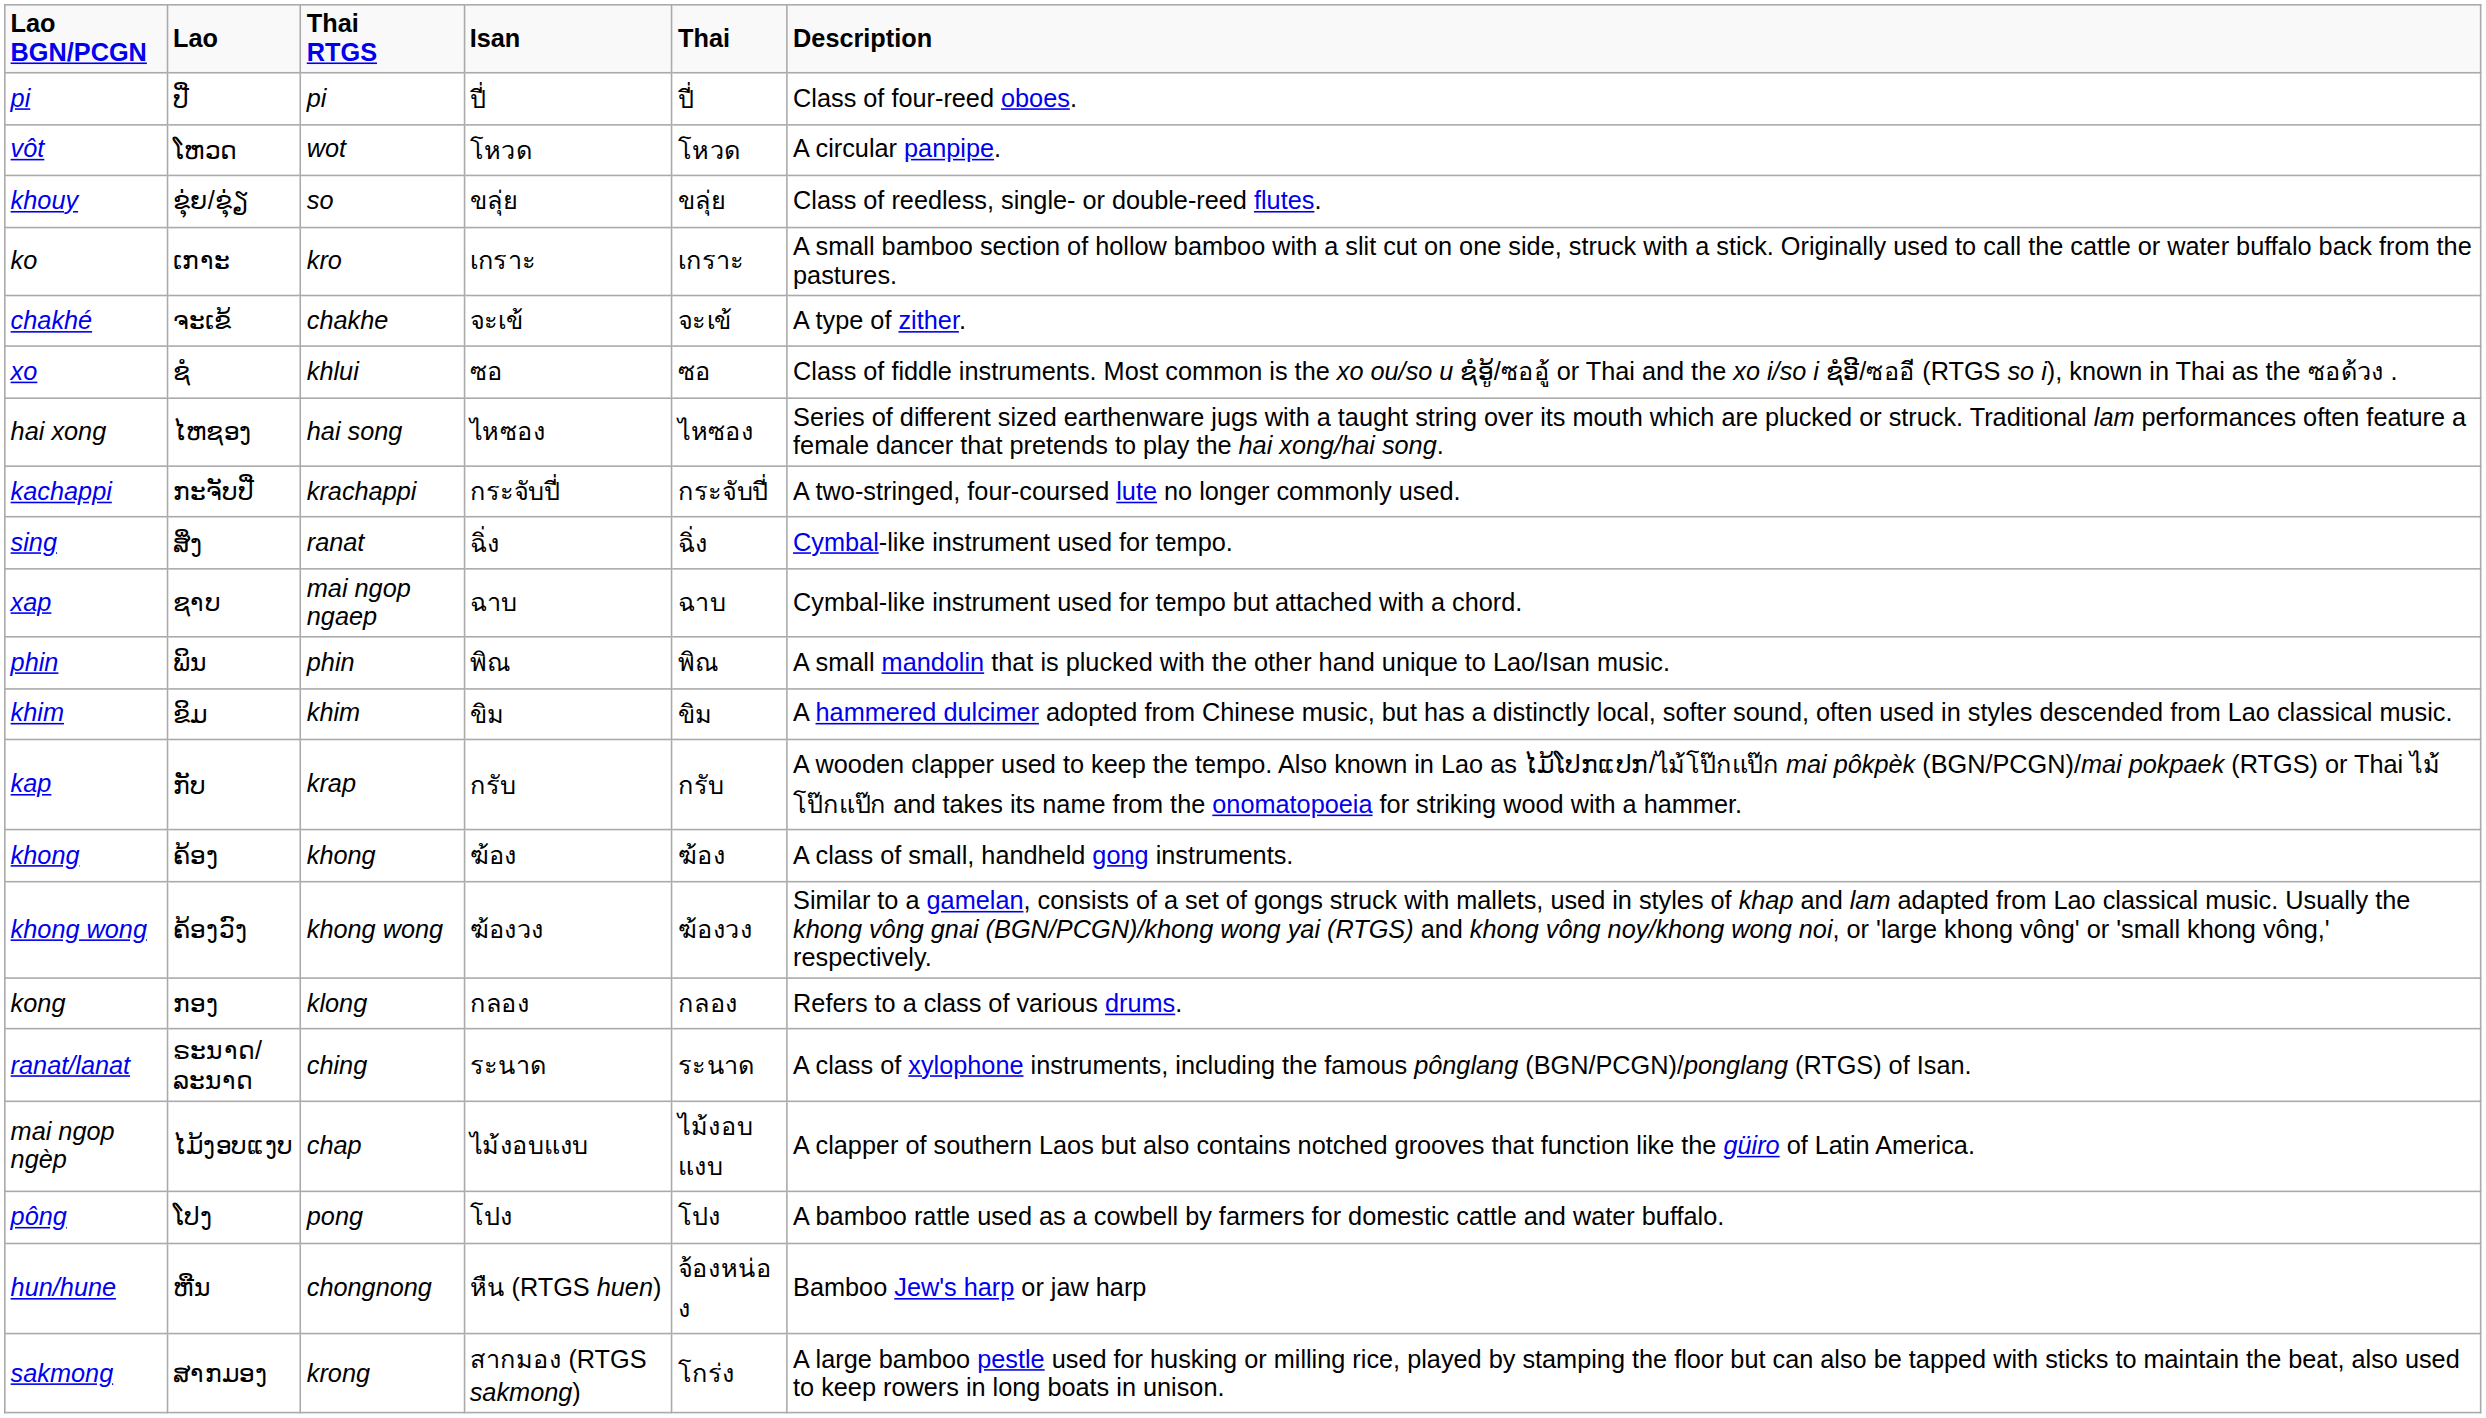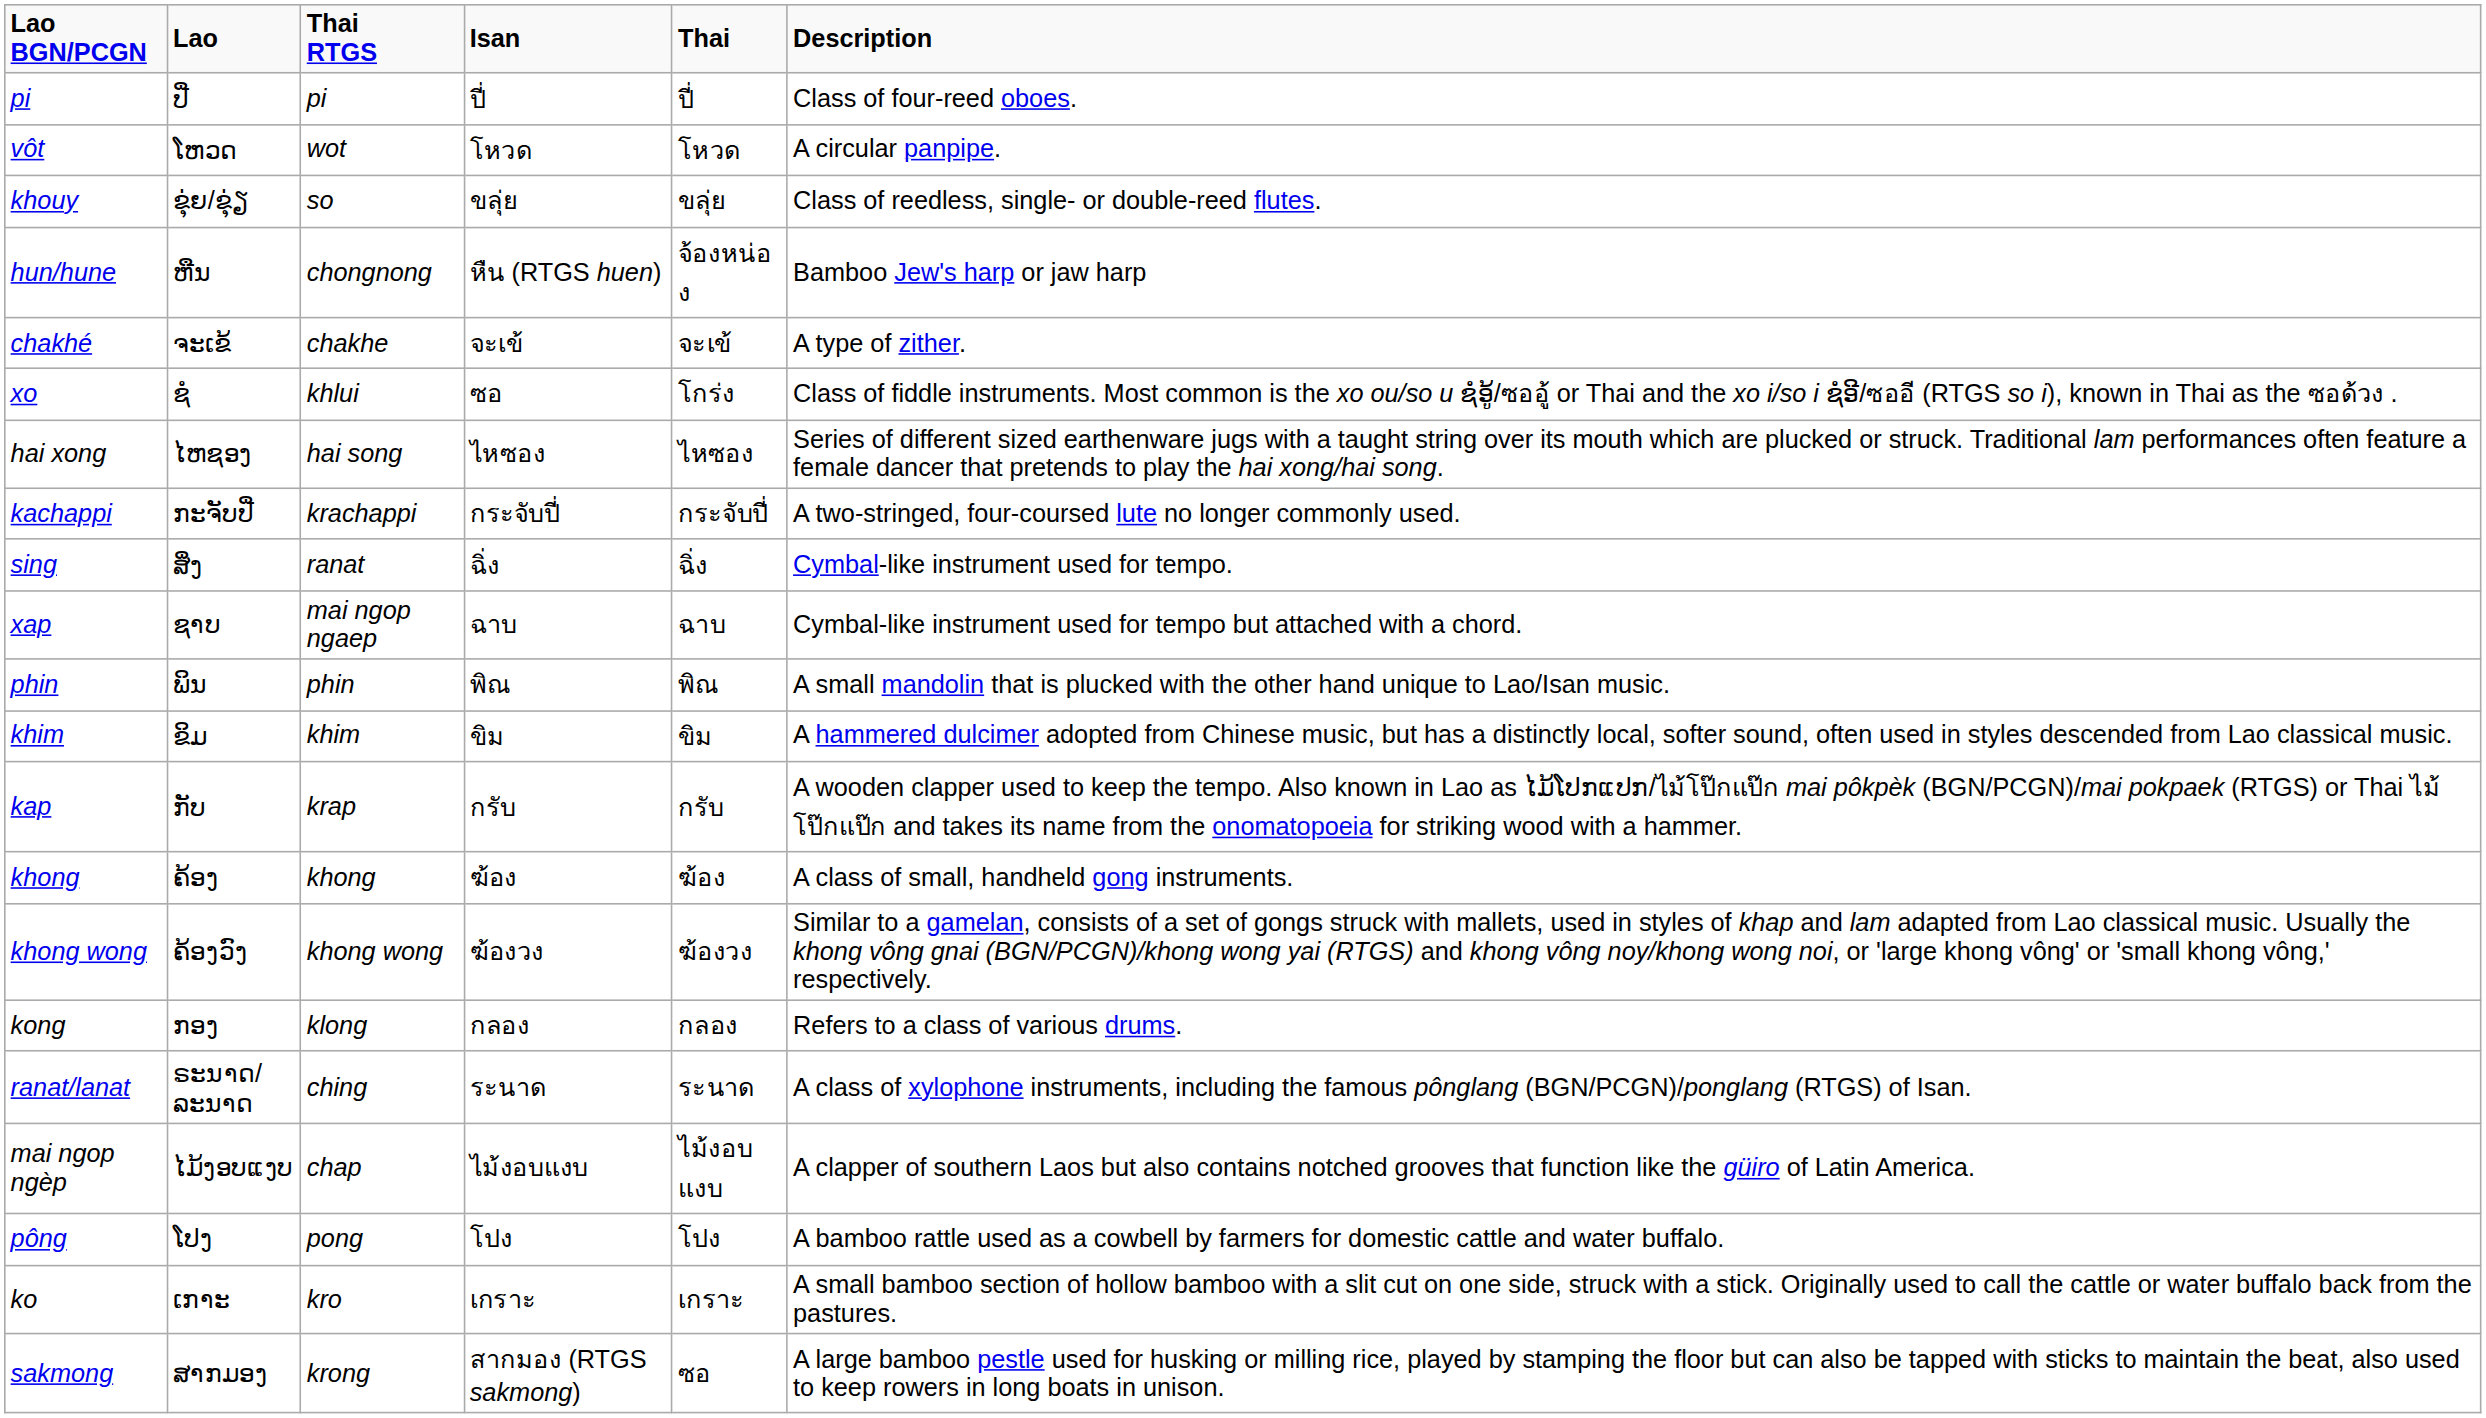rows swapped: (63, 1287) <-> (24, 260)
(695, 372) ซอ -> (707, 394) โกร่ง
(707, 1373) โกร่ง -> (695, 1373) ซอ
